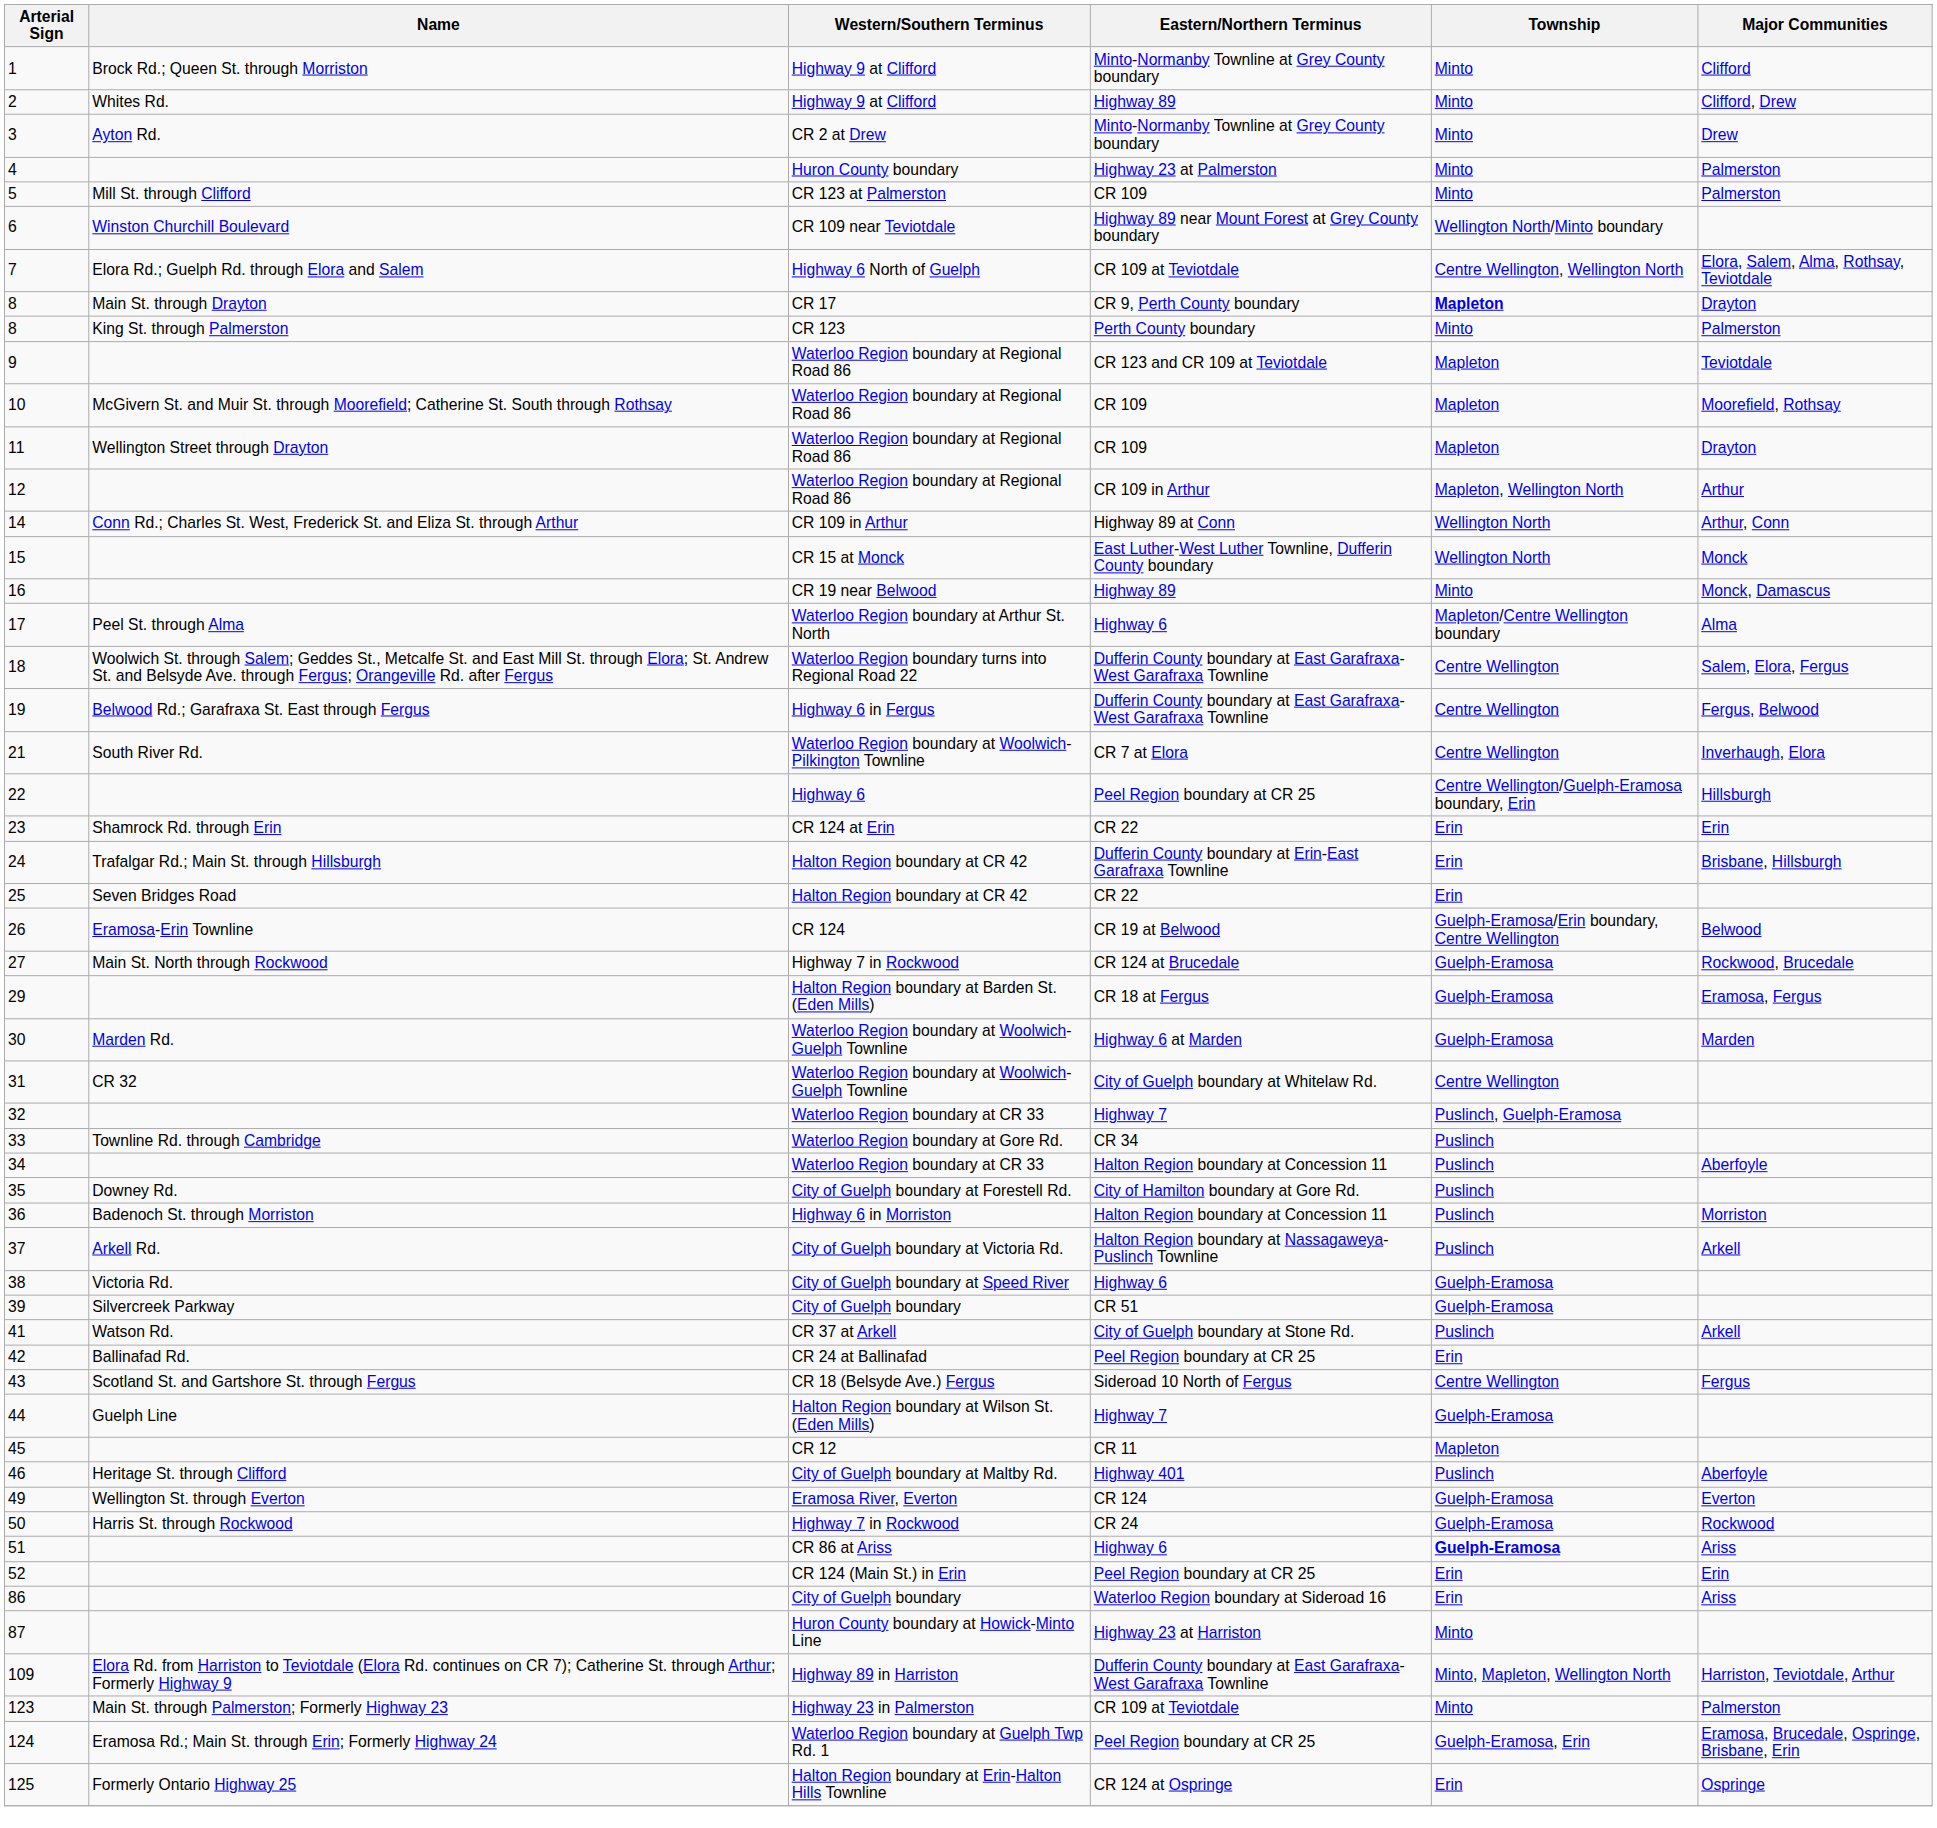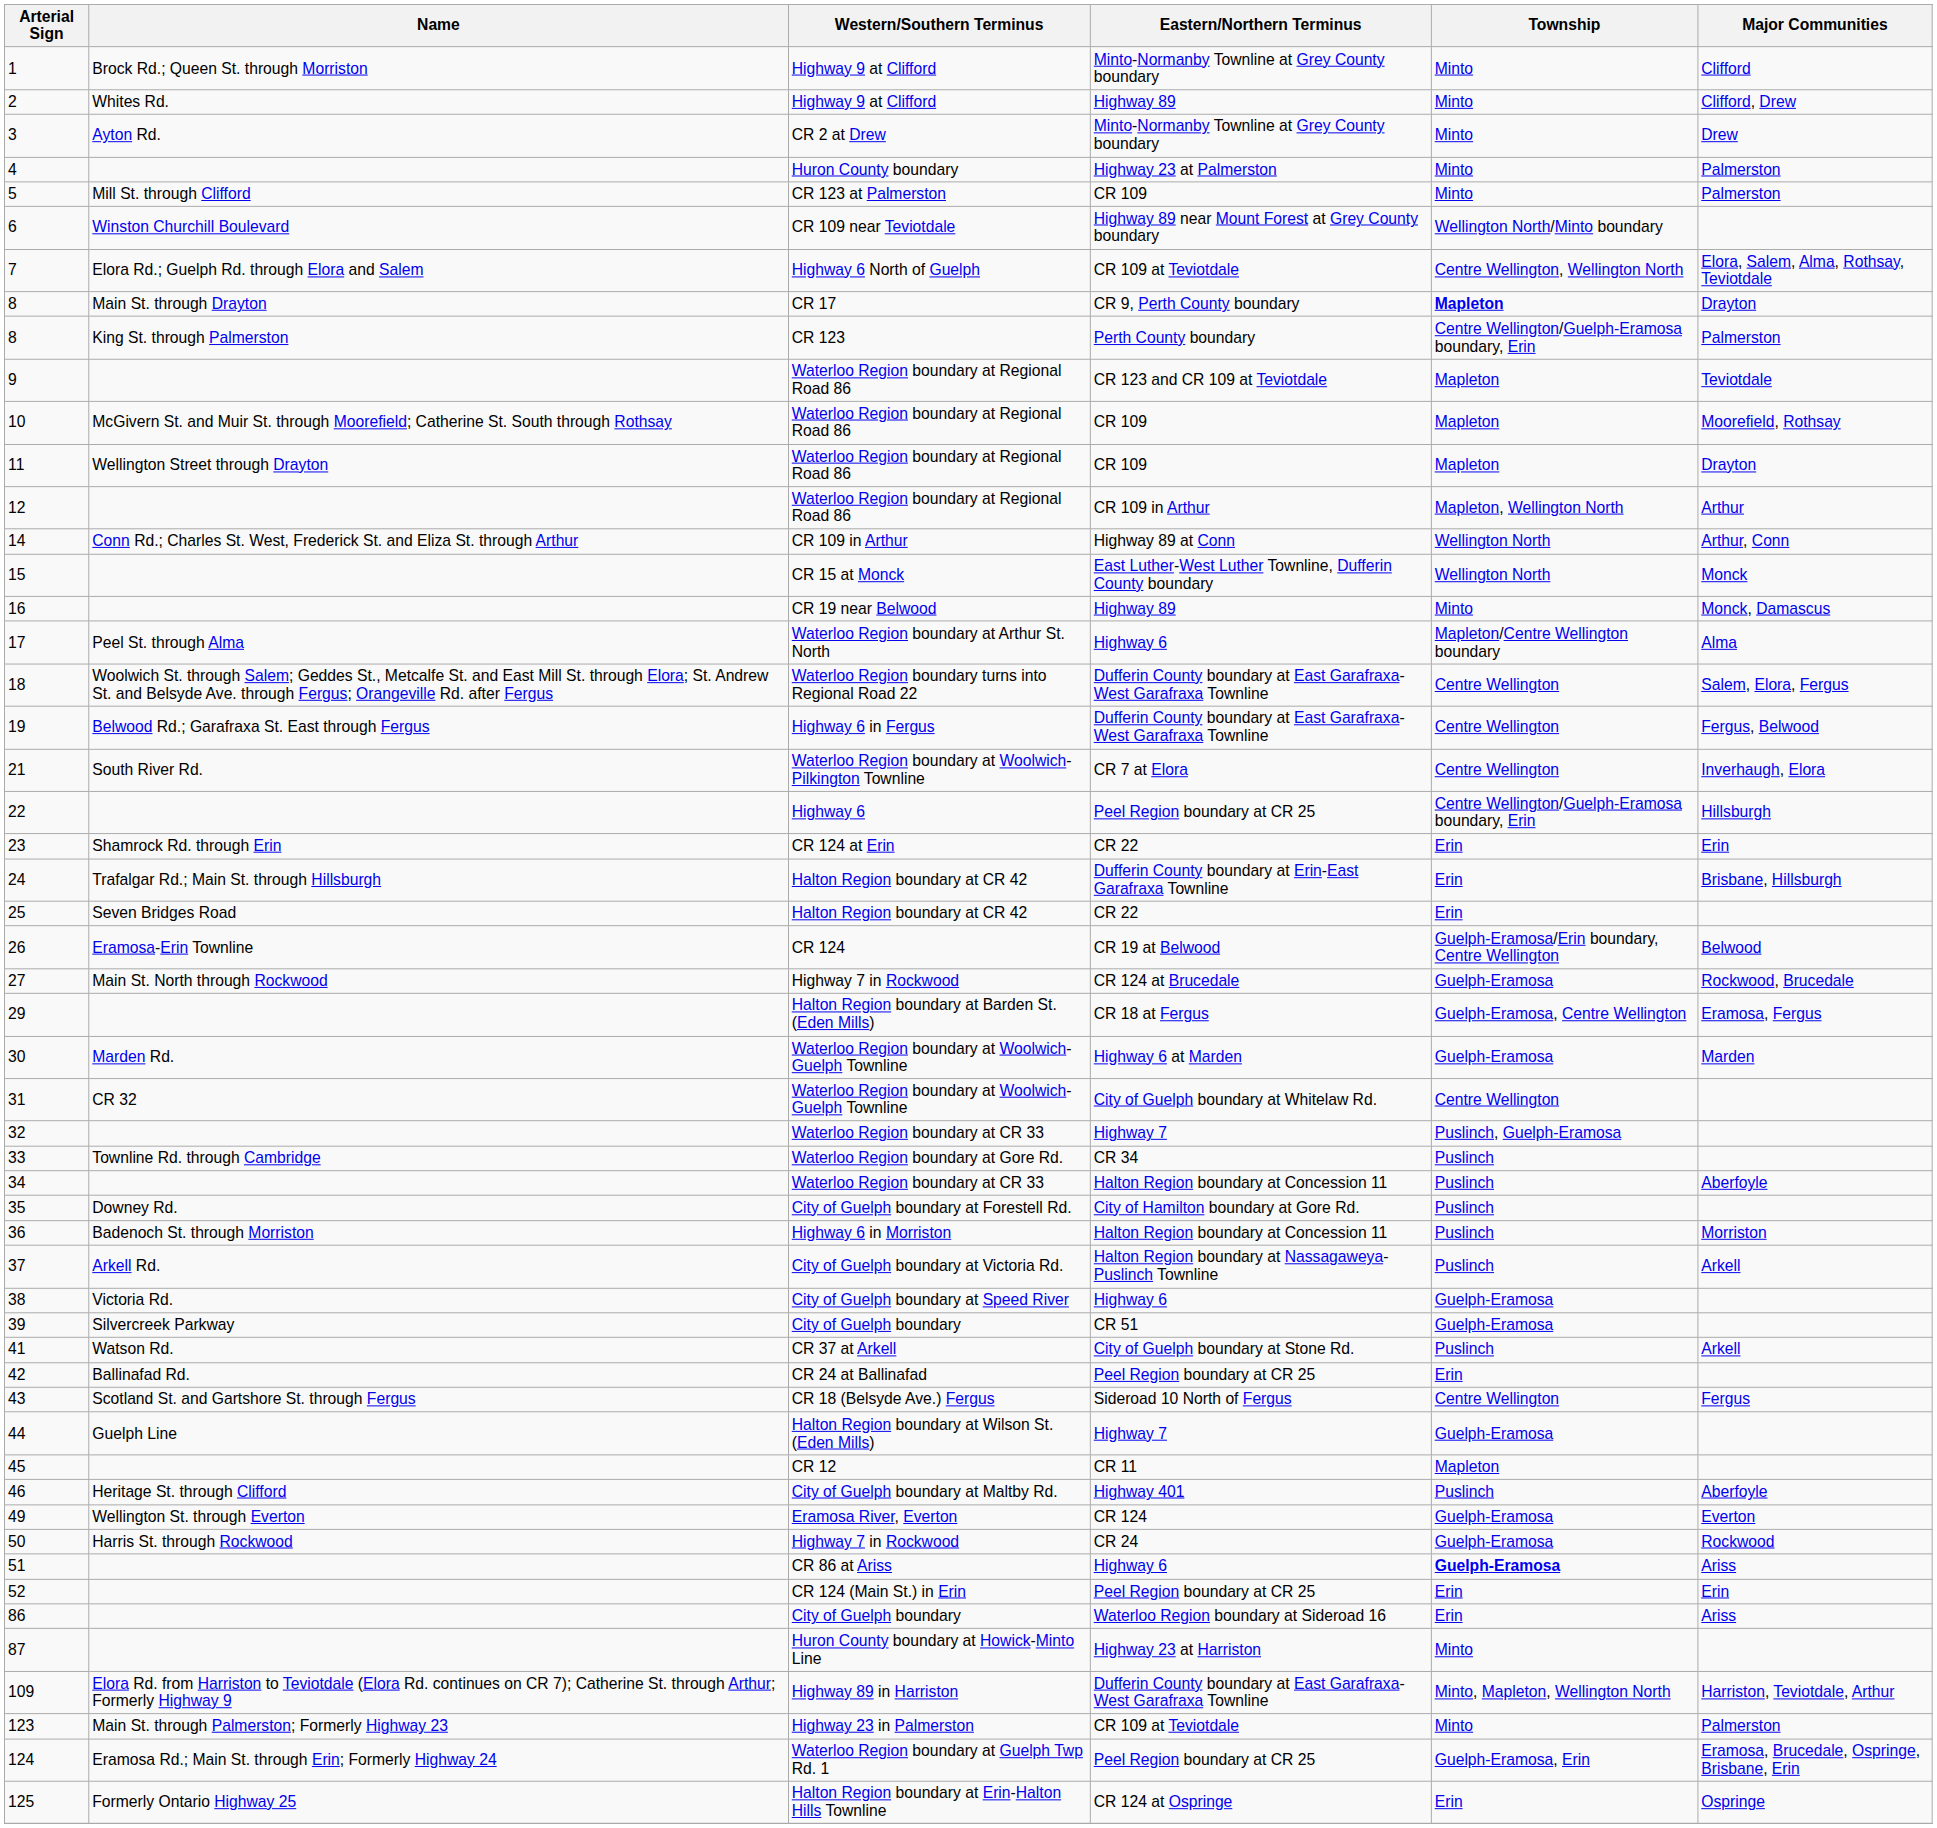(1454, 328) Minto -> (1558, 337) Centre Wellington/Guelph-Eramosa boundary, Erin
(1494, 997) Guelph-Eramosa -> (1561, 1014) Guelph-Eramosa, Centre Wellington
